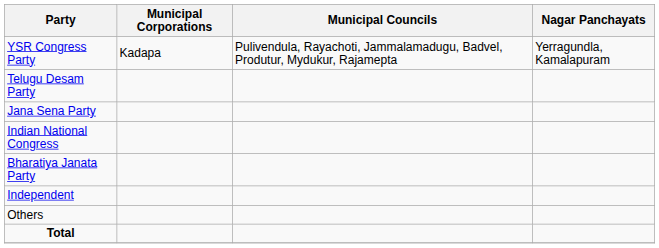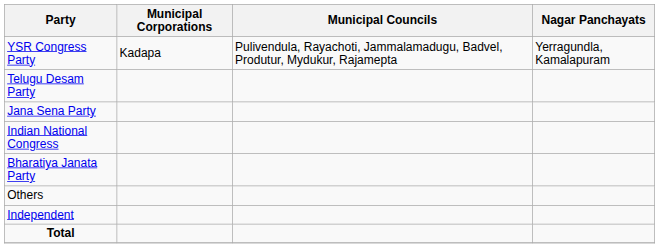rows swapped: (41, 195) <-> (25, 214)
